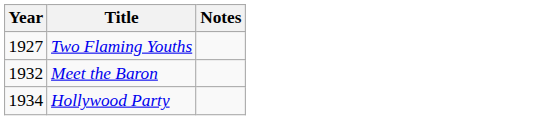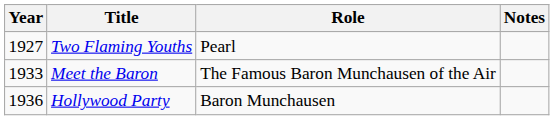+ column: (348, 18)
(26, 73) 1932 -> (26, 73) 1933
(26, 100) 1934 -> (26, 100) 1936
